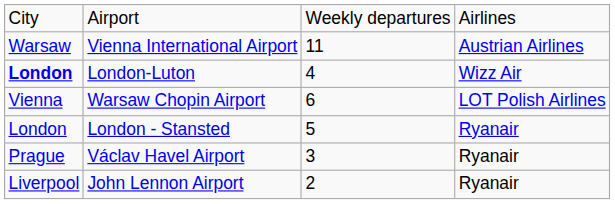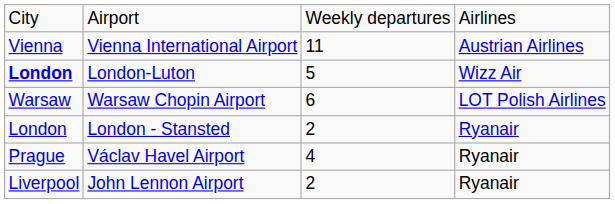(40, 45) Warsaw -> (36, 45) Vienna
(310, 73) 4 -> (310, 73) 5
(36, 101) Vienna -> (40, 101) Warsaw
(310, 128) 5 -> (310, 128) 2
(310, 156) 3 -> (310, 156) 4
